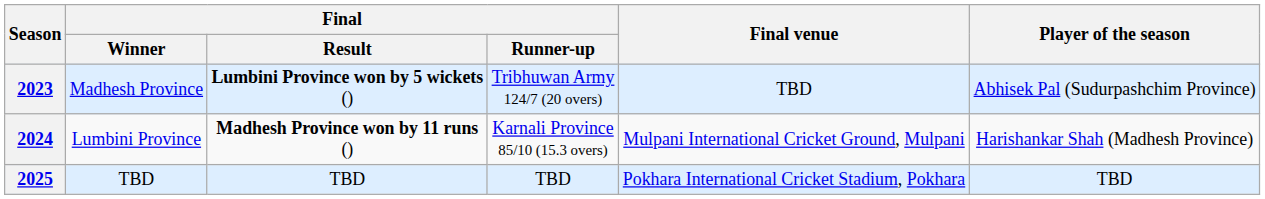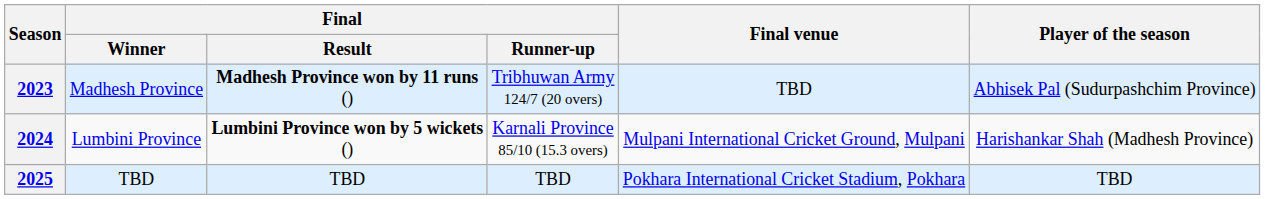(347, 89) Lumbini Province won by 5 wickets () -> (347, 89) Madhesh Province won by 11 runs ()
(347, 139) Madhesh Province won by 11 runs () -> (347, 139) Lumbini Province won by 5 wickets ()
